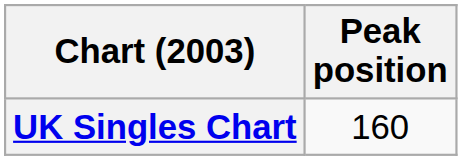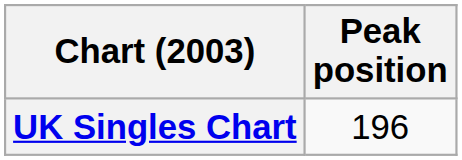(380, 126) 160 -> (380, 126) 196
